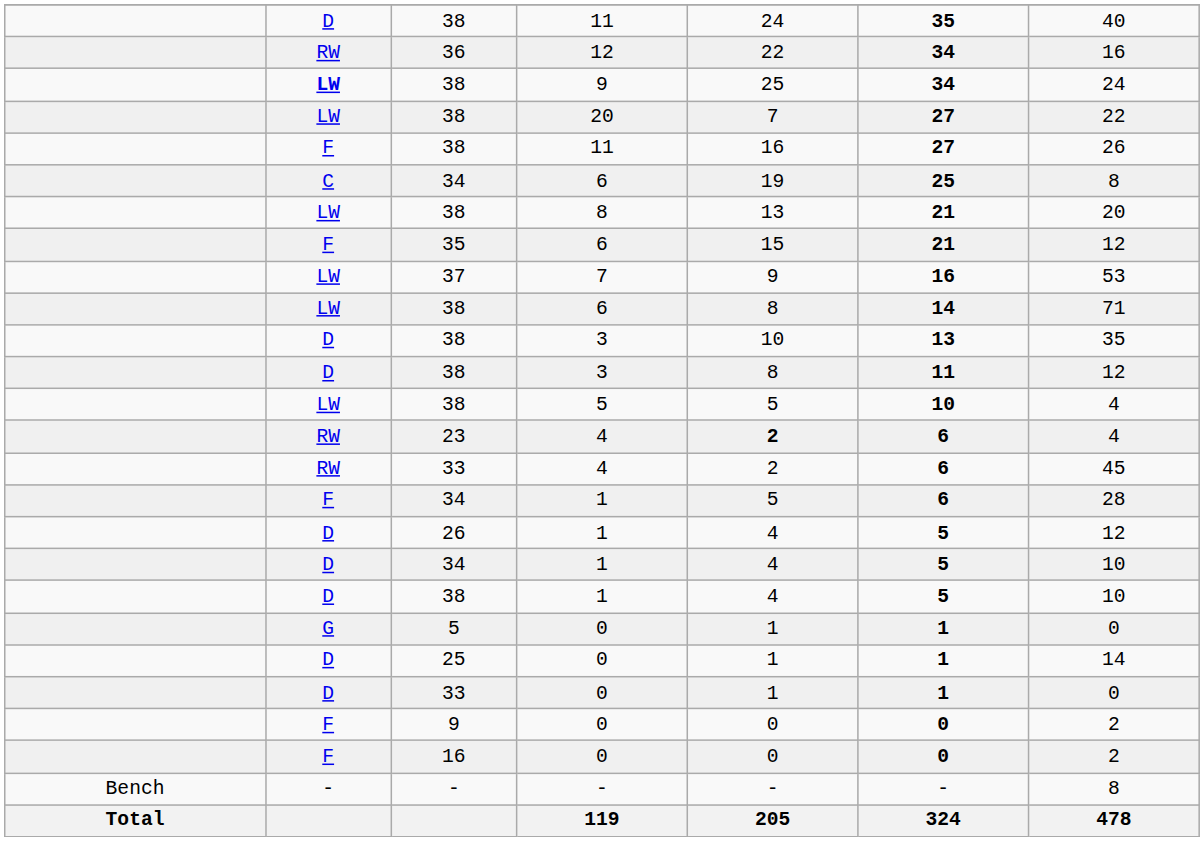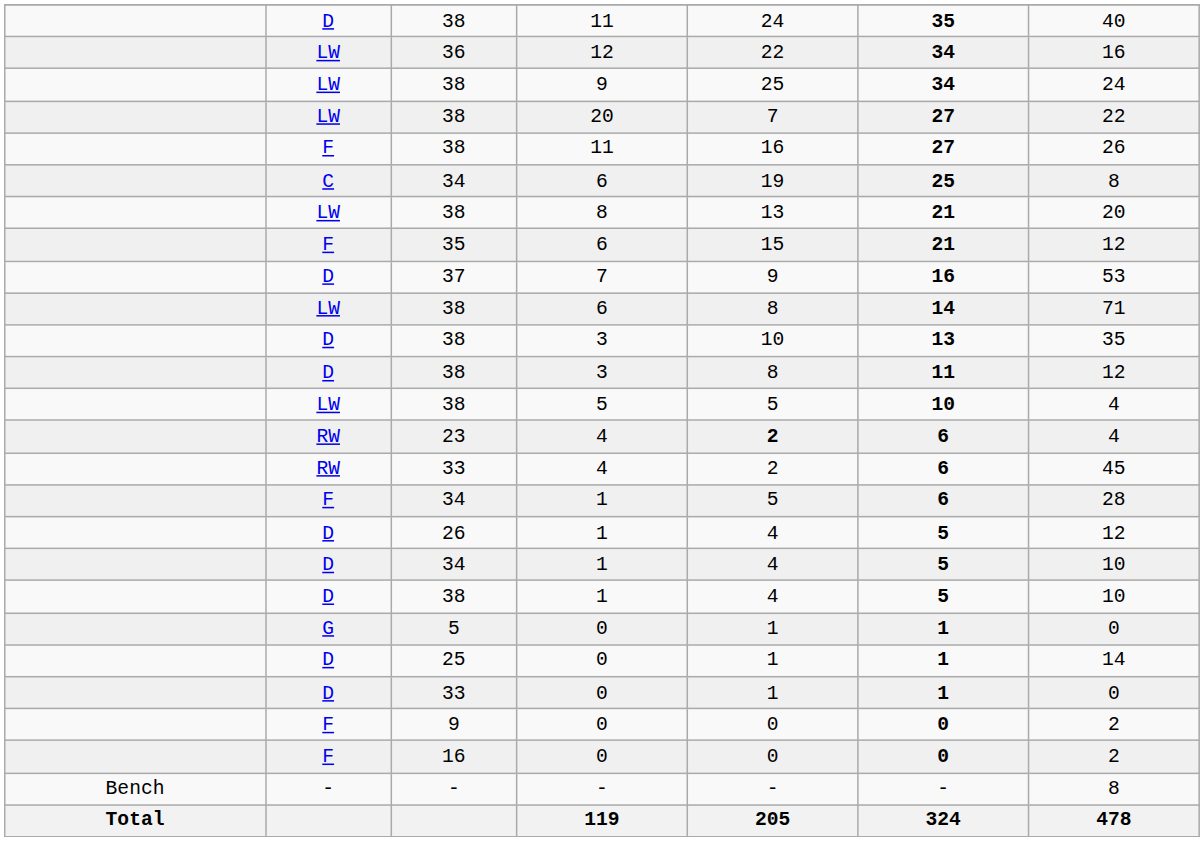(328, 53) RW -> (328, 53) LW
(328, 85) bold -> (328, 85) normal
(328, 277) LW -> (328, 277) D
